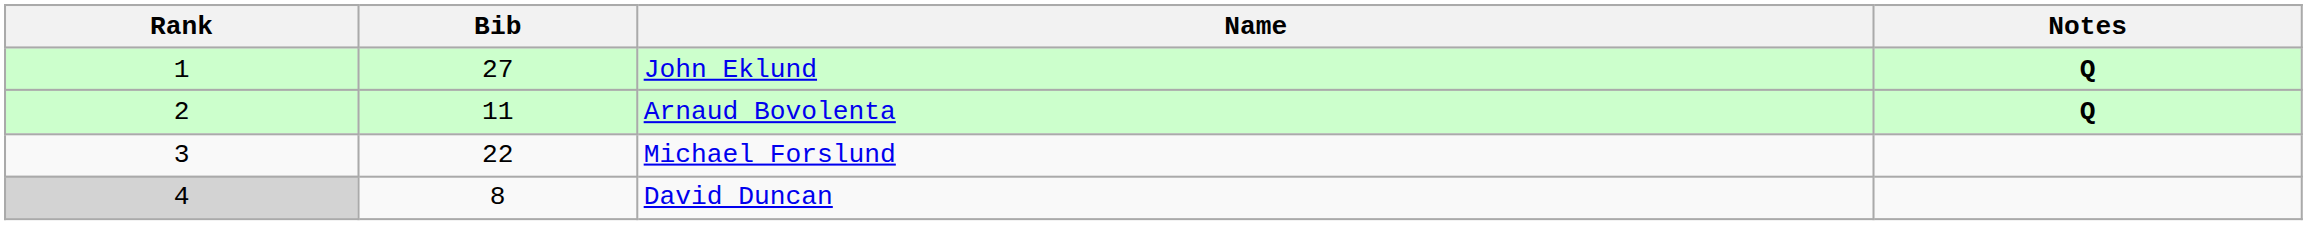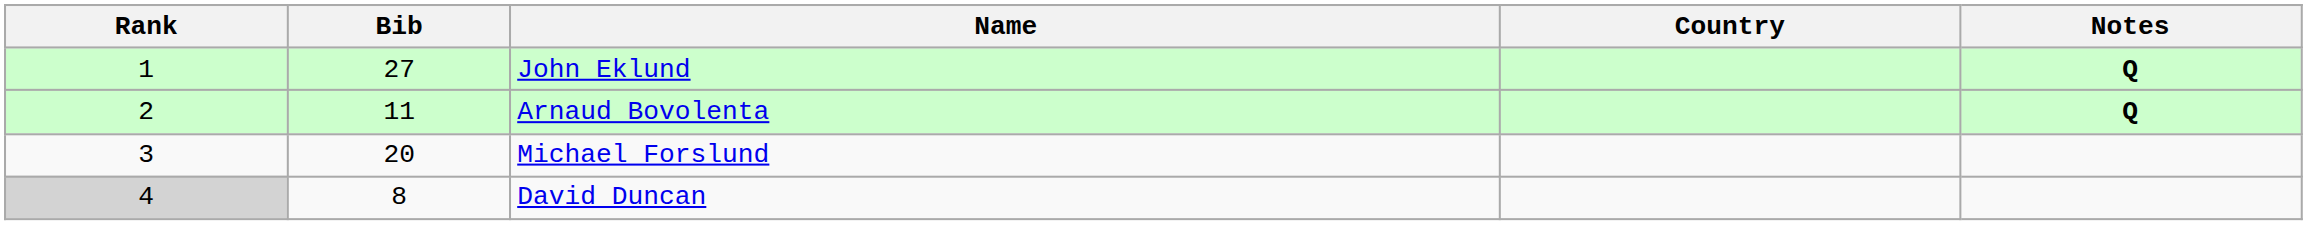+ column: (1730, 26)
(498, 155) 22 -> (399, 155) 20
